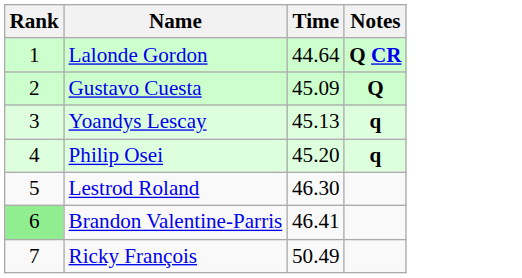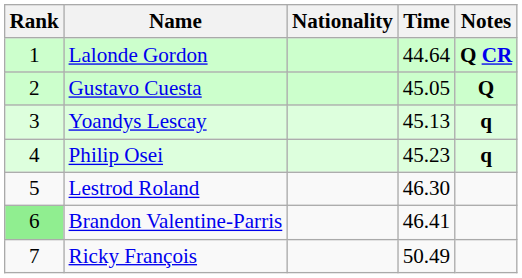+ column: (342, 21)
(316, 88) 45.09 -> (426, 88) 45.05
(316, 155) 45.20 -> (426, 155) 45.23
